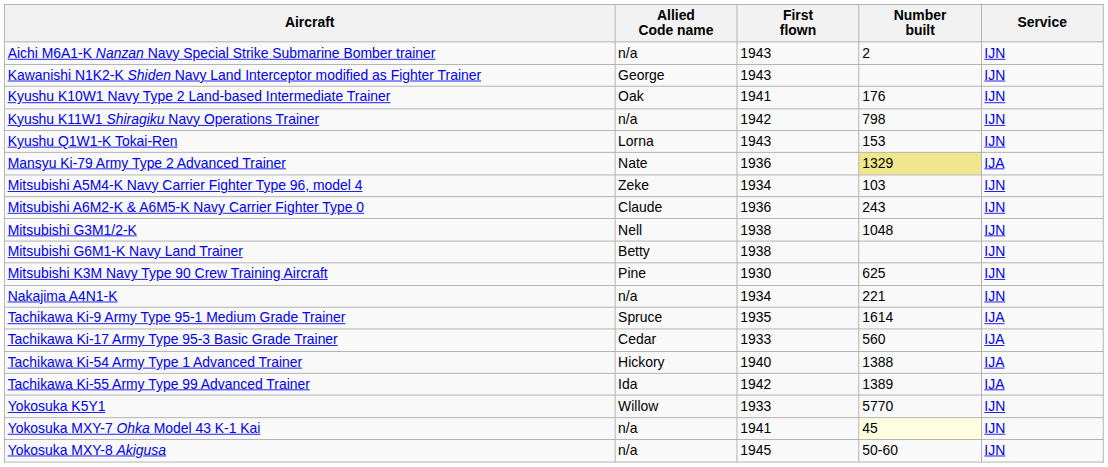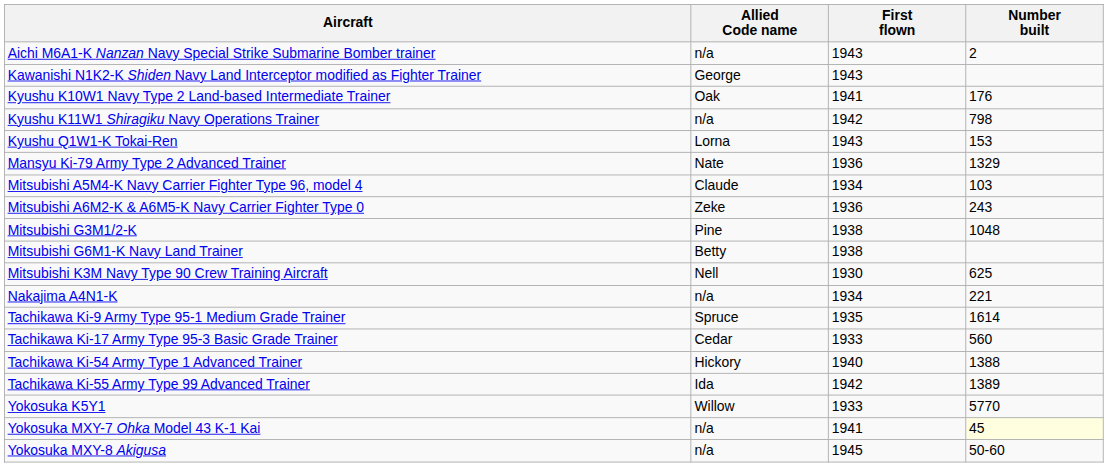- column: (1042, 23)
(878, 163) khaki background -> (985, 163) no background
(634, 185) Zeke -> (716, 185) Claude
(640, 207) Claude -> (710, 207) Zeke
(630, 229) Nell -> (708, 229) Pine
(632, 274) Pine -> (706, 274) Nell
